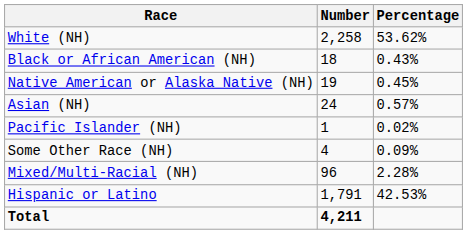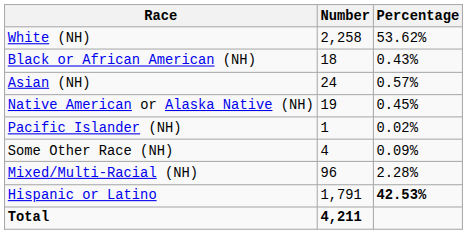rows swapped: (161, 83) <-> (49, 106)
(401, 195) normal -> (401, 195) bold
